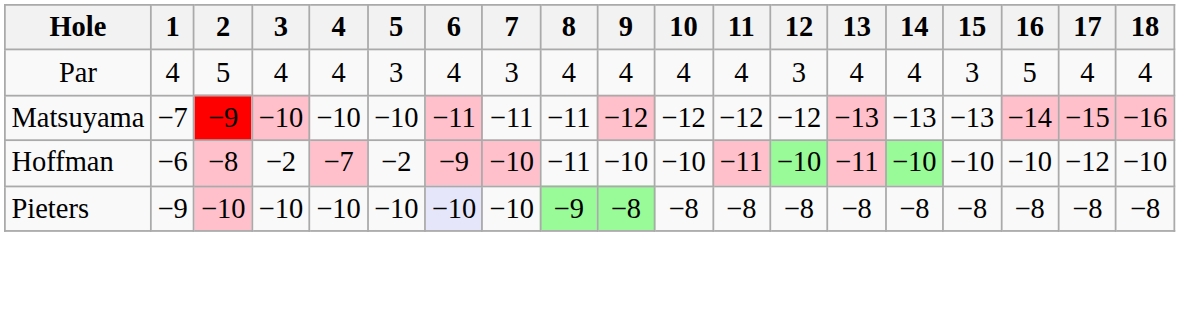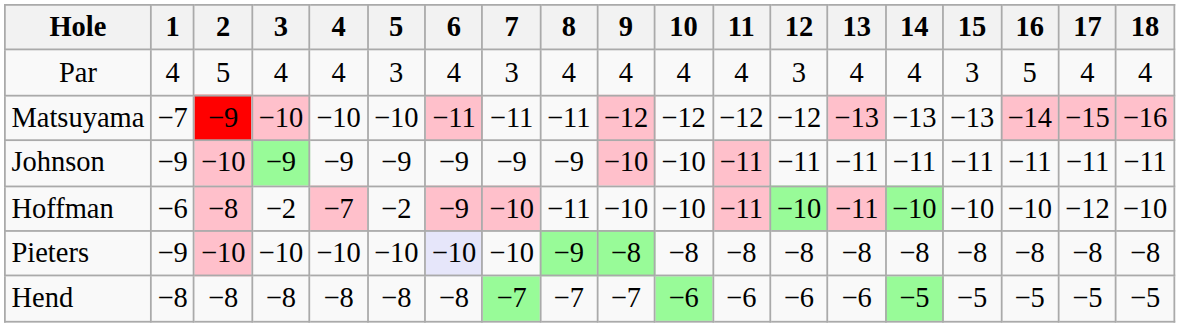+ row: (58, 162)
+ row: (42, 298)
